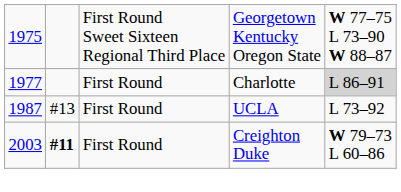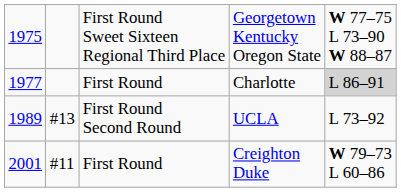(25, 108) 1987 -> (25, 118) 1989
(123, 108) First Round -> (132, 118) First Round Second Round
(25, 145) 2003 -> (25, 163) 2001
(62, 145) bold -> (62, 163) normal
